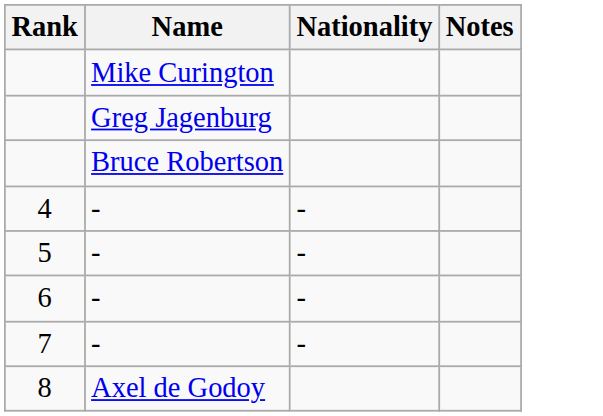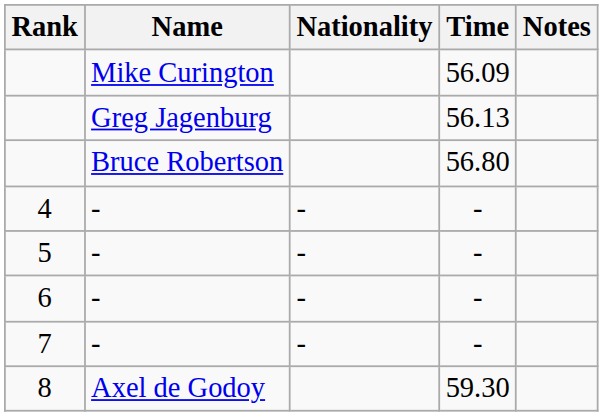+ column: (478, 27)
